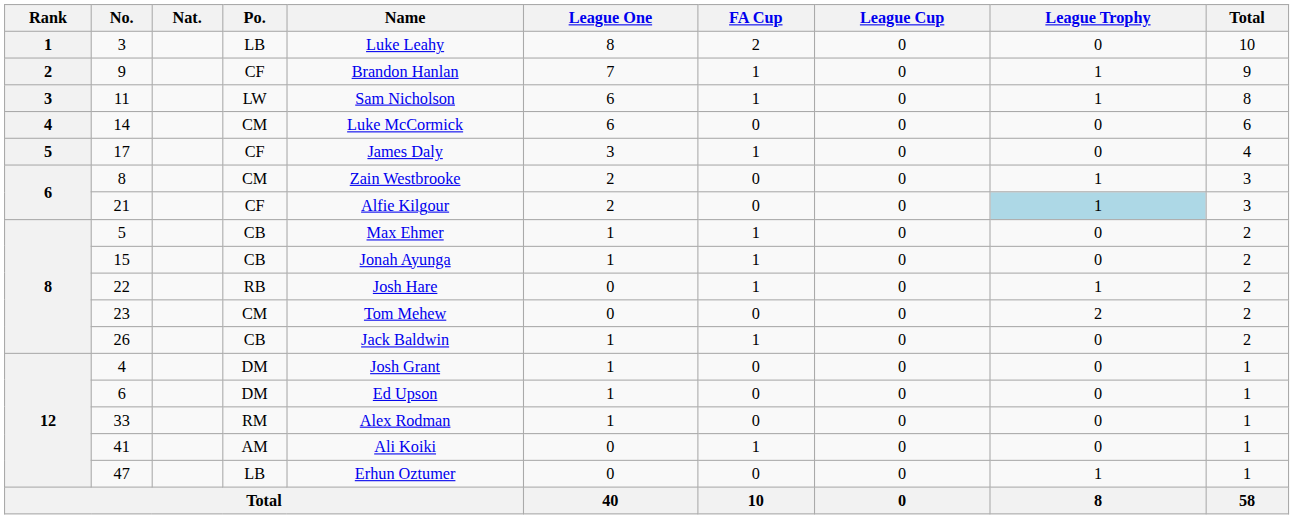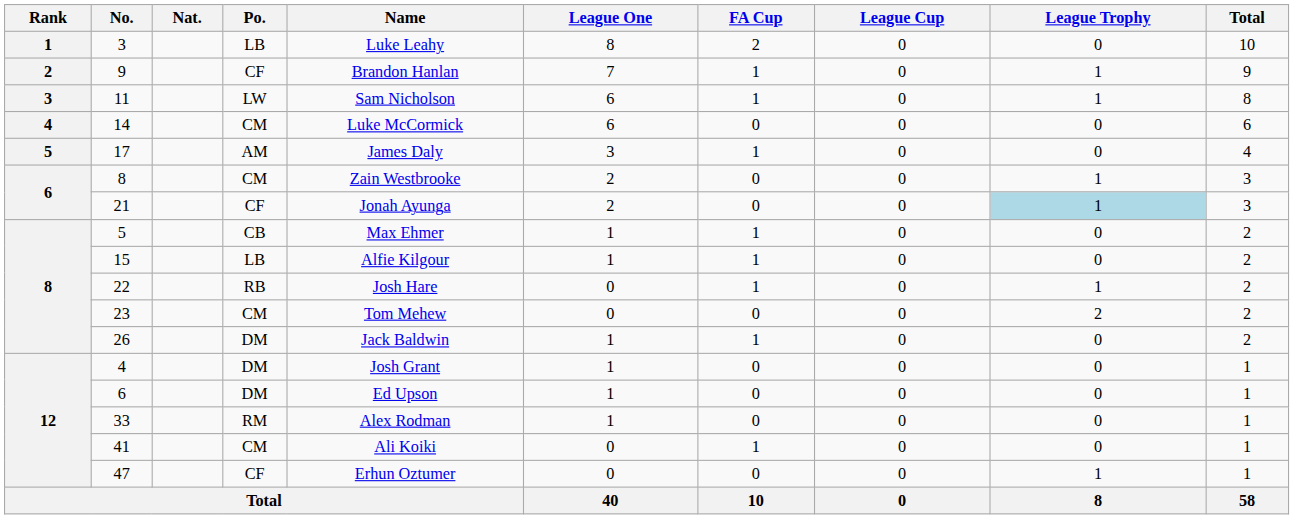(255, 152) CF -> (255, 152) AM
(405, 205) Alfie Kilgour -> (405, 205) Jonah Ayunga
(255, 259) CB -> (255, 259) LB
(405, 259) Jonah Ayunga -> (405, 259) Alfie Kilgour
(255, 339) CB -> (255, 339) DM
(255, 447) AM -> (255, 447) CM
(255, 473) LB -> (255, 473) CF
